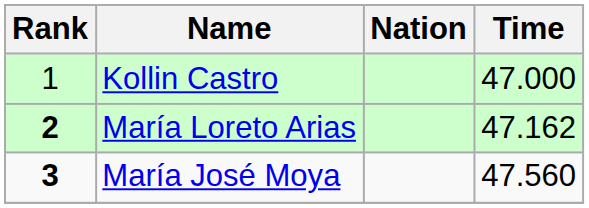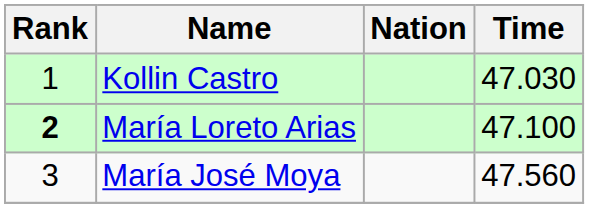(529, 78) 47.000 -> (529, 78) 47.030
(529, 127) 47.162 -> (529, 127) 47.100
(50, 176) bold -> (50, 176) normal
